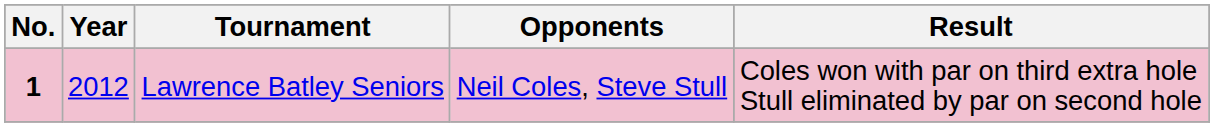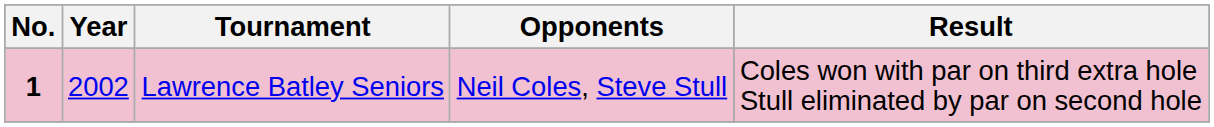(98, 85) 2012 -> (98, 85) 2002
